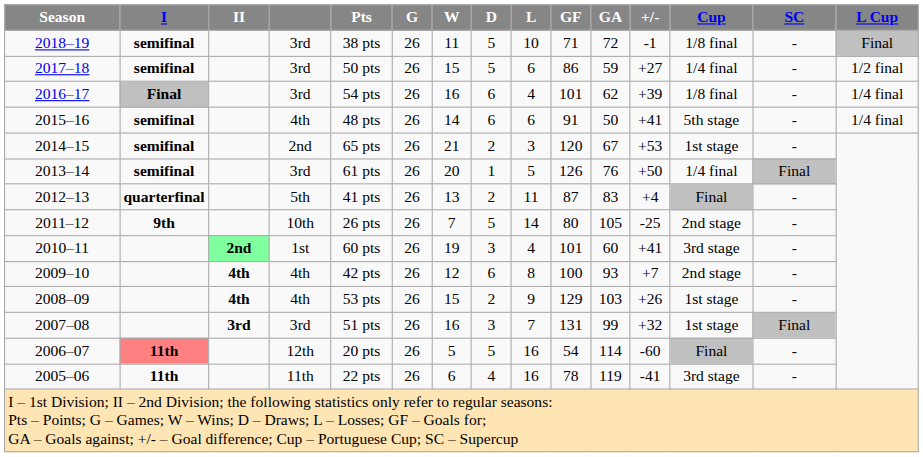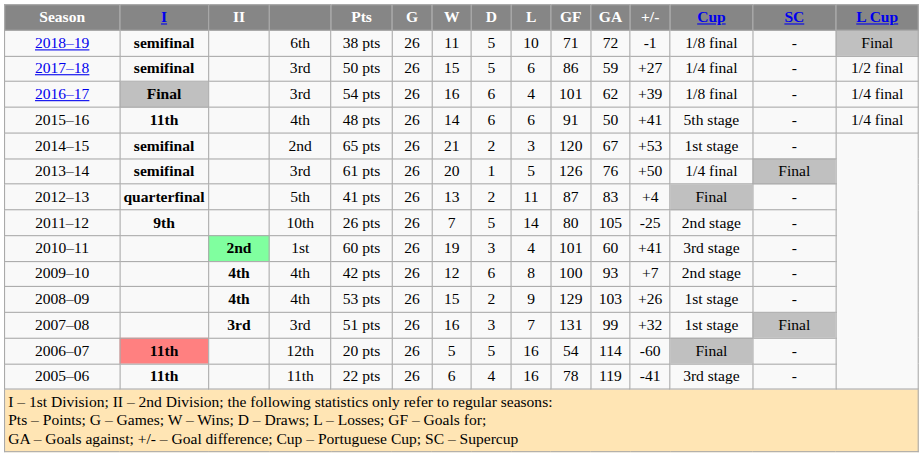(300, 43) 3rd -> (300, 43) 6th
(164, 120) semifinal -> (164, 120) 11th
